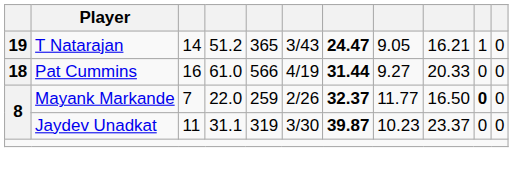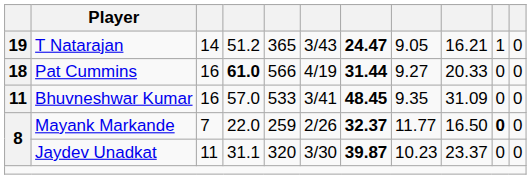(226, 71) normal -> (244, 71) bold
+ row: (114, 98)
(264, 125) 319 -> (282, 152) 320
